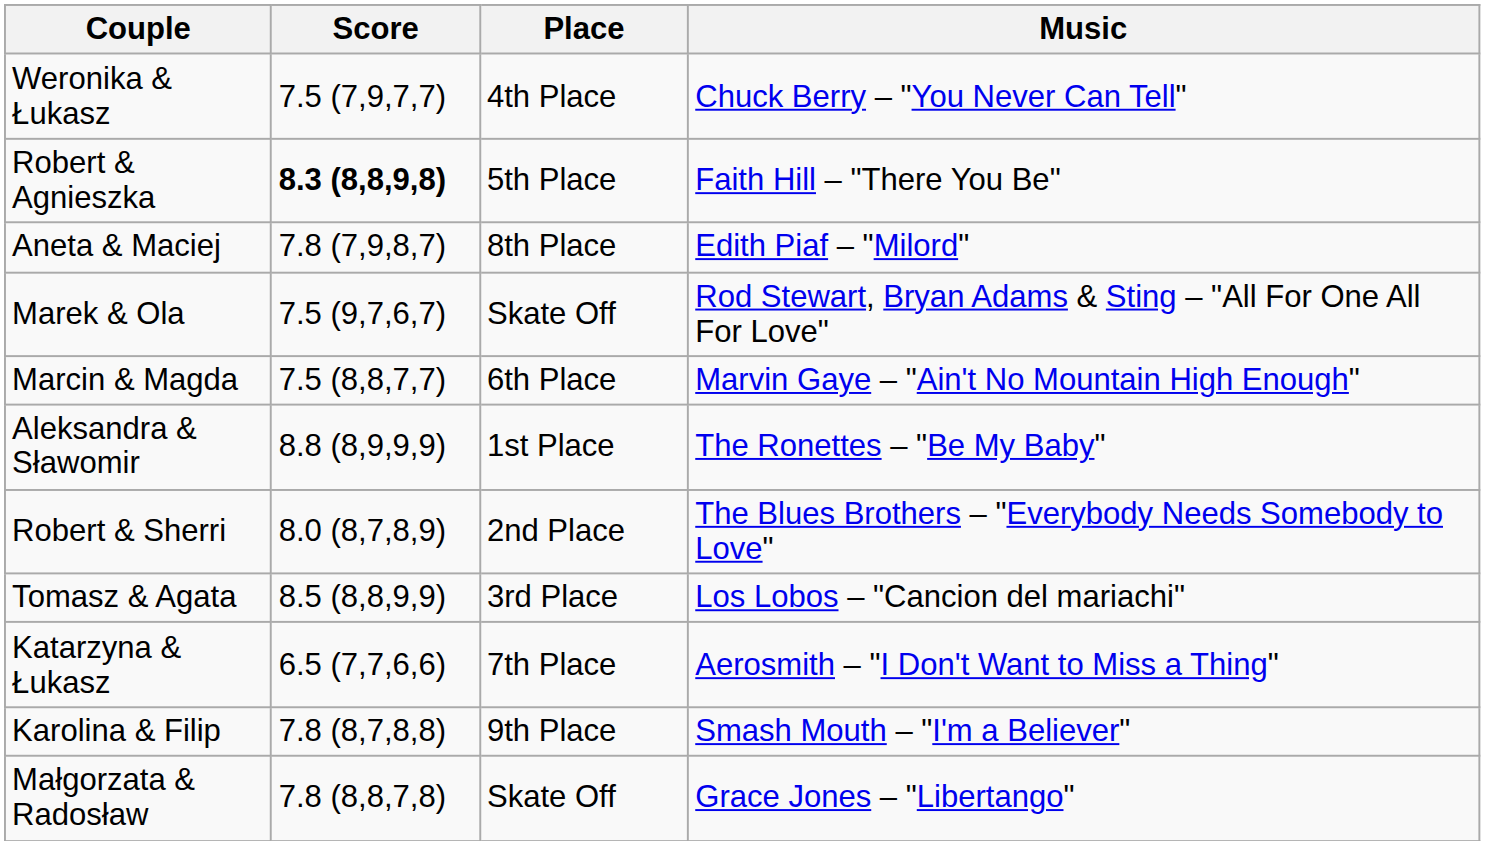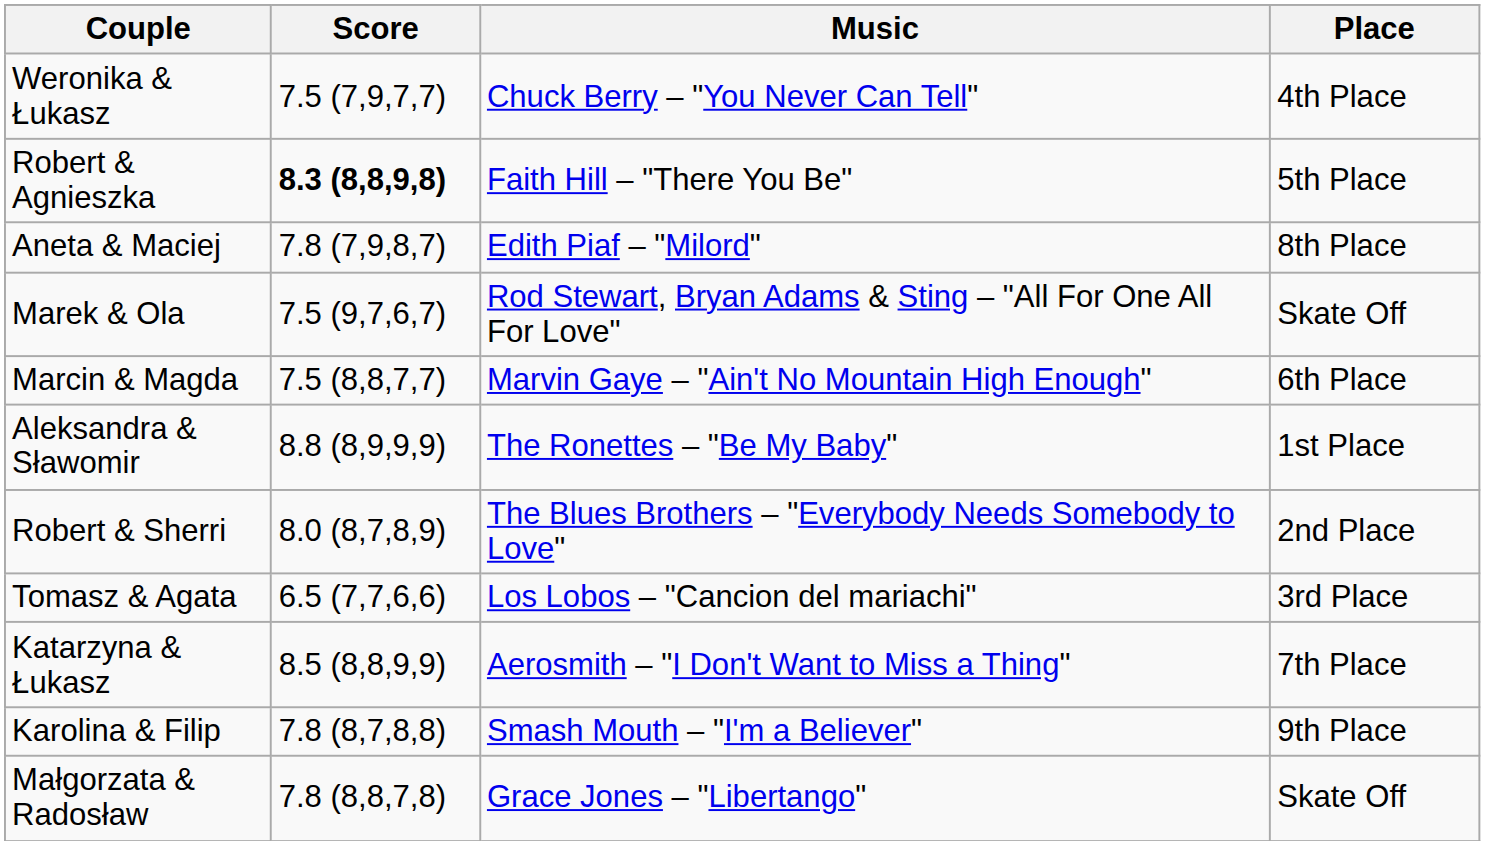columns swapped: (1083, 29) <-> (584, 29)
(362, 597) 8.5 (8,8,9,9) -> (362, 597) 6.5 (7,7,6,6)
(362, 664) 6.5 (7,7,6,6) -> (362, 664) 8.5 (8,8,9,9)
